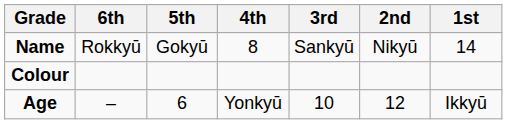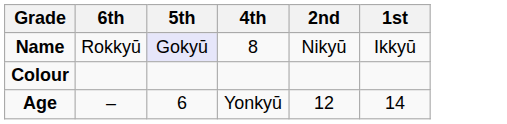- column: (324, 18)
(182, 47) no background -> (182, 47) lavender background
(466, 47) 14 -> (395, 47) Ikkyū
(466, 103) Ikkyū -> (395, 103) 14
